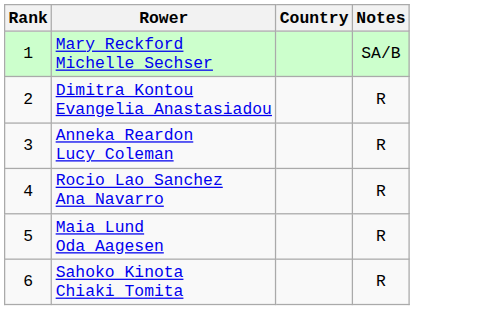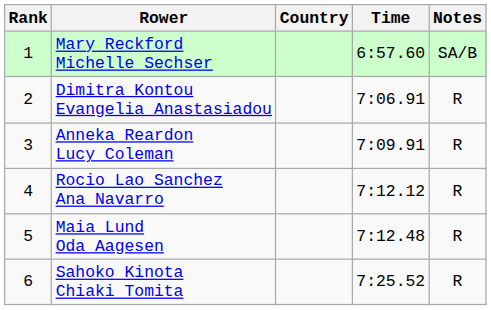+ column: (391, 18)
